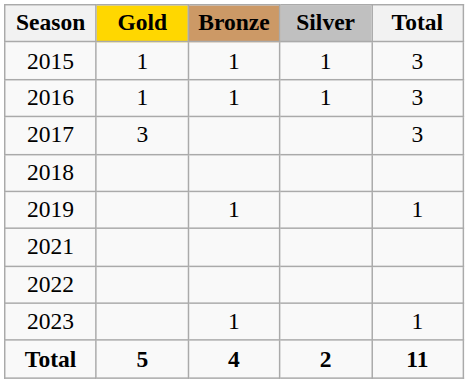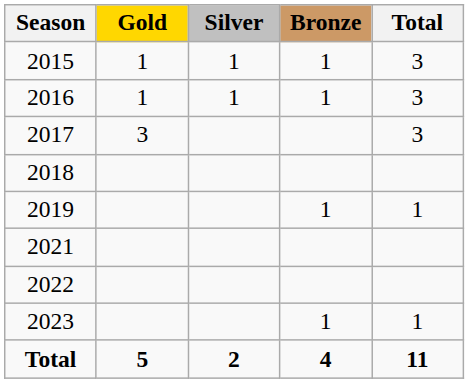columns swapped: (326, 23) <-> (234, 23)
